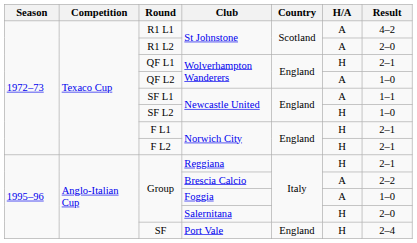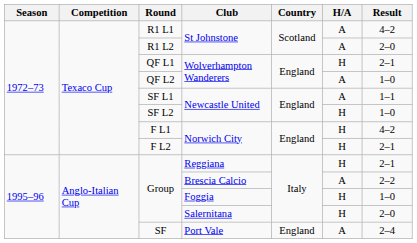(387, 130) 2–1 -> (387, 130) 4–2
(342, 197) A -> (342, 197) H
(342, 230) H -> (342, 230) A
